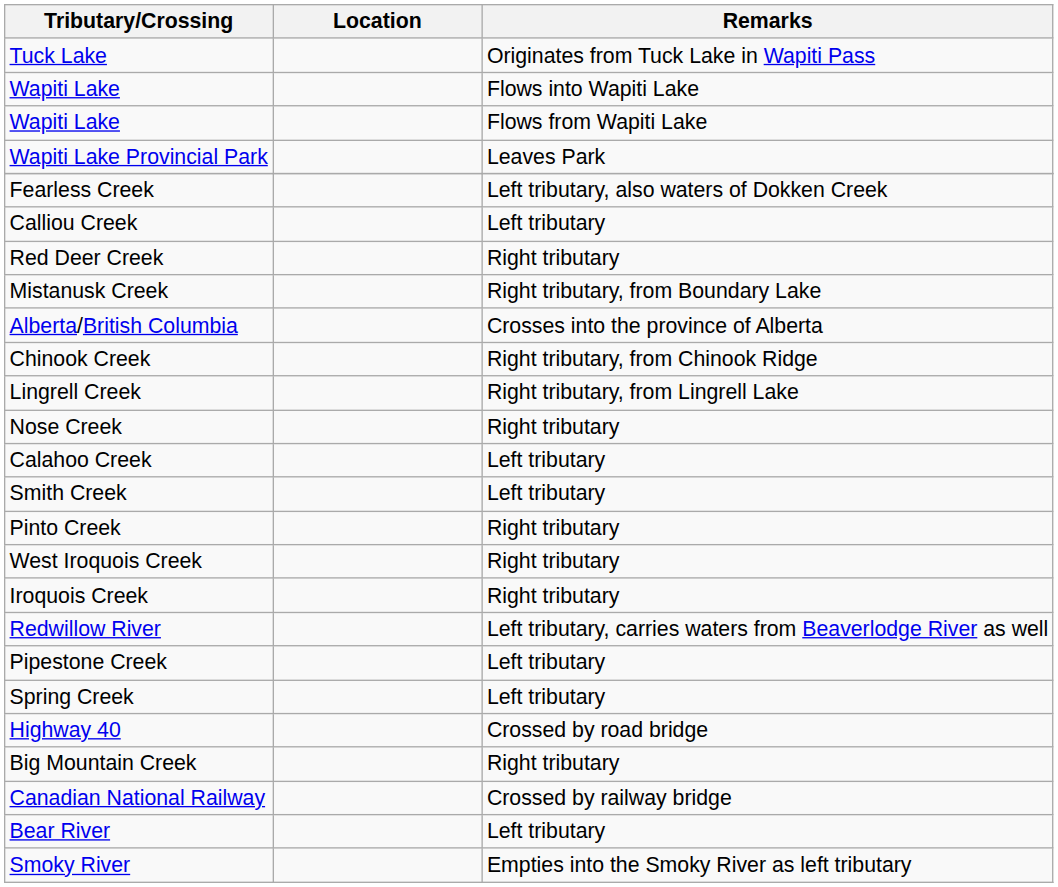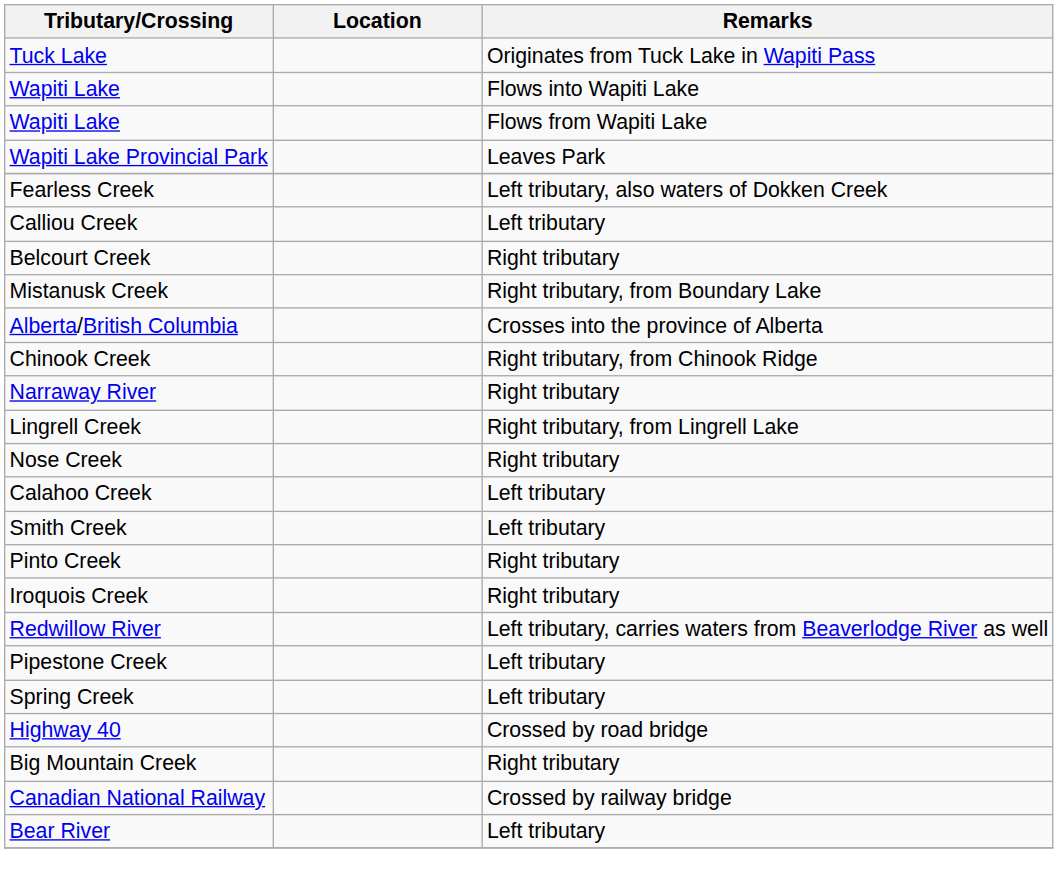- row: (86, 257)
+ row: (80, 257)
+ row: (83, 392)
- row: (106, 561)
- row: (70, 865)
